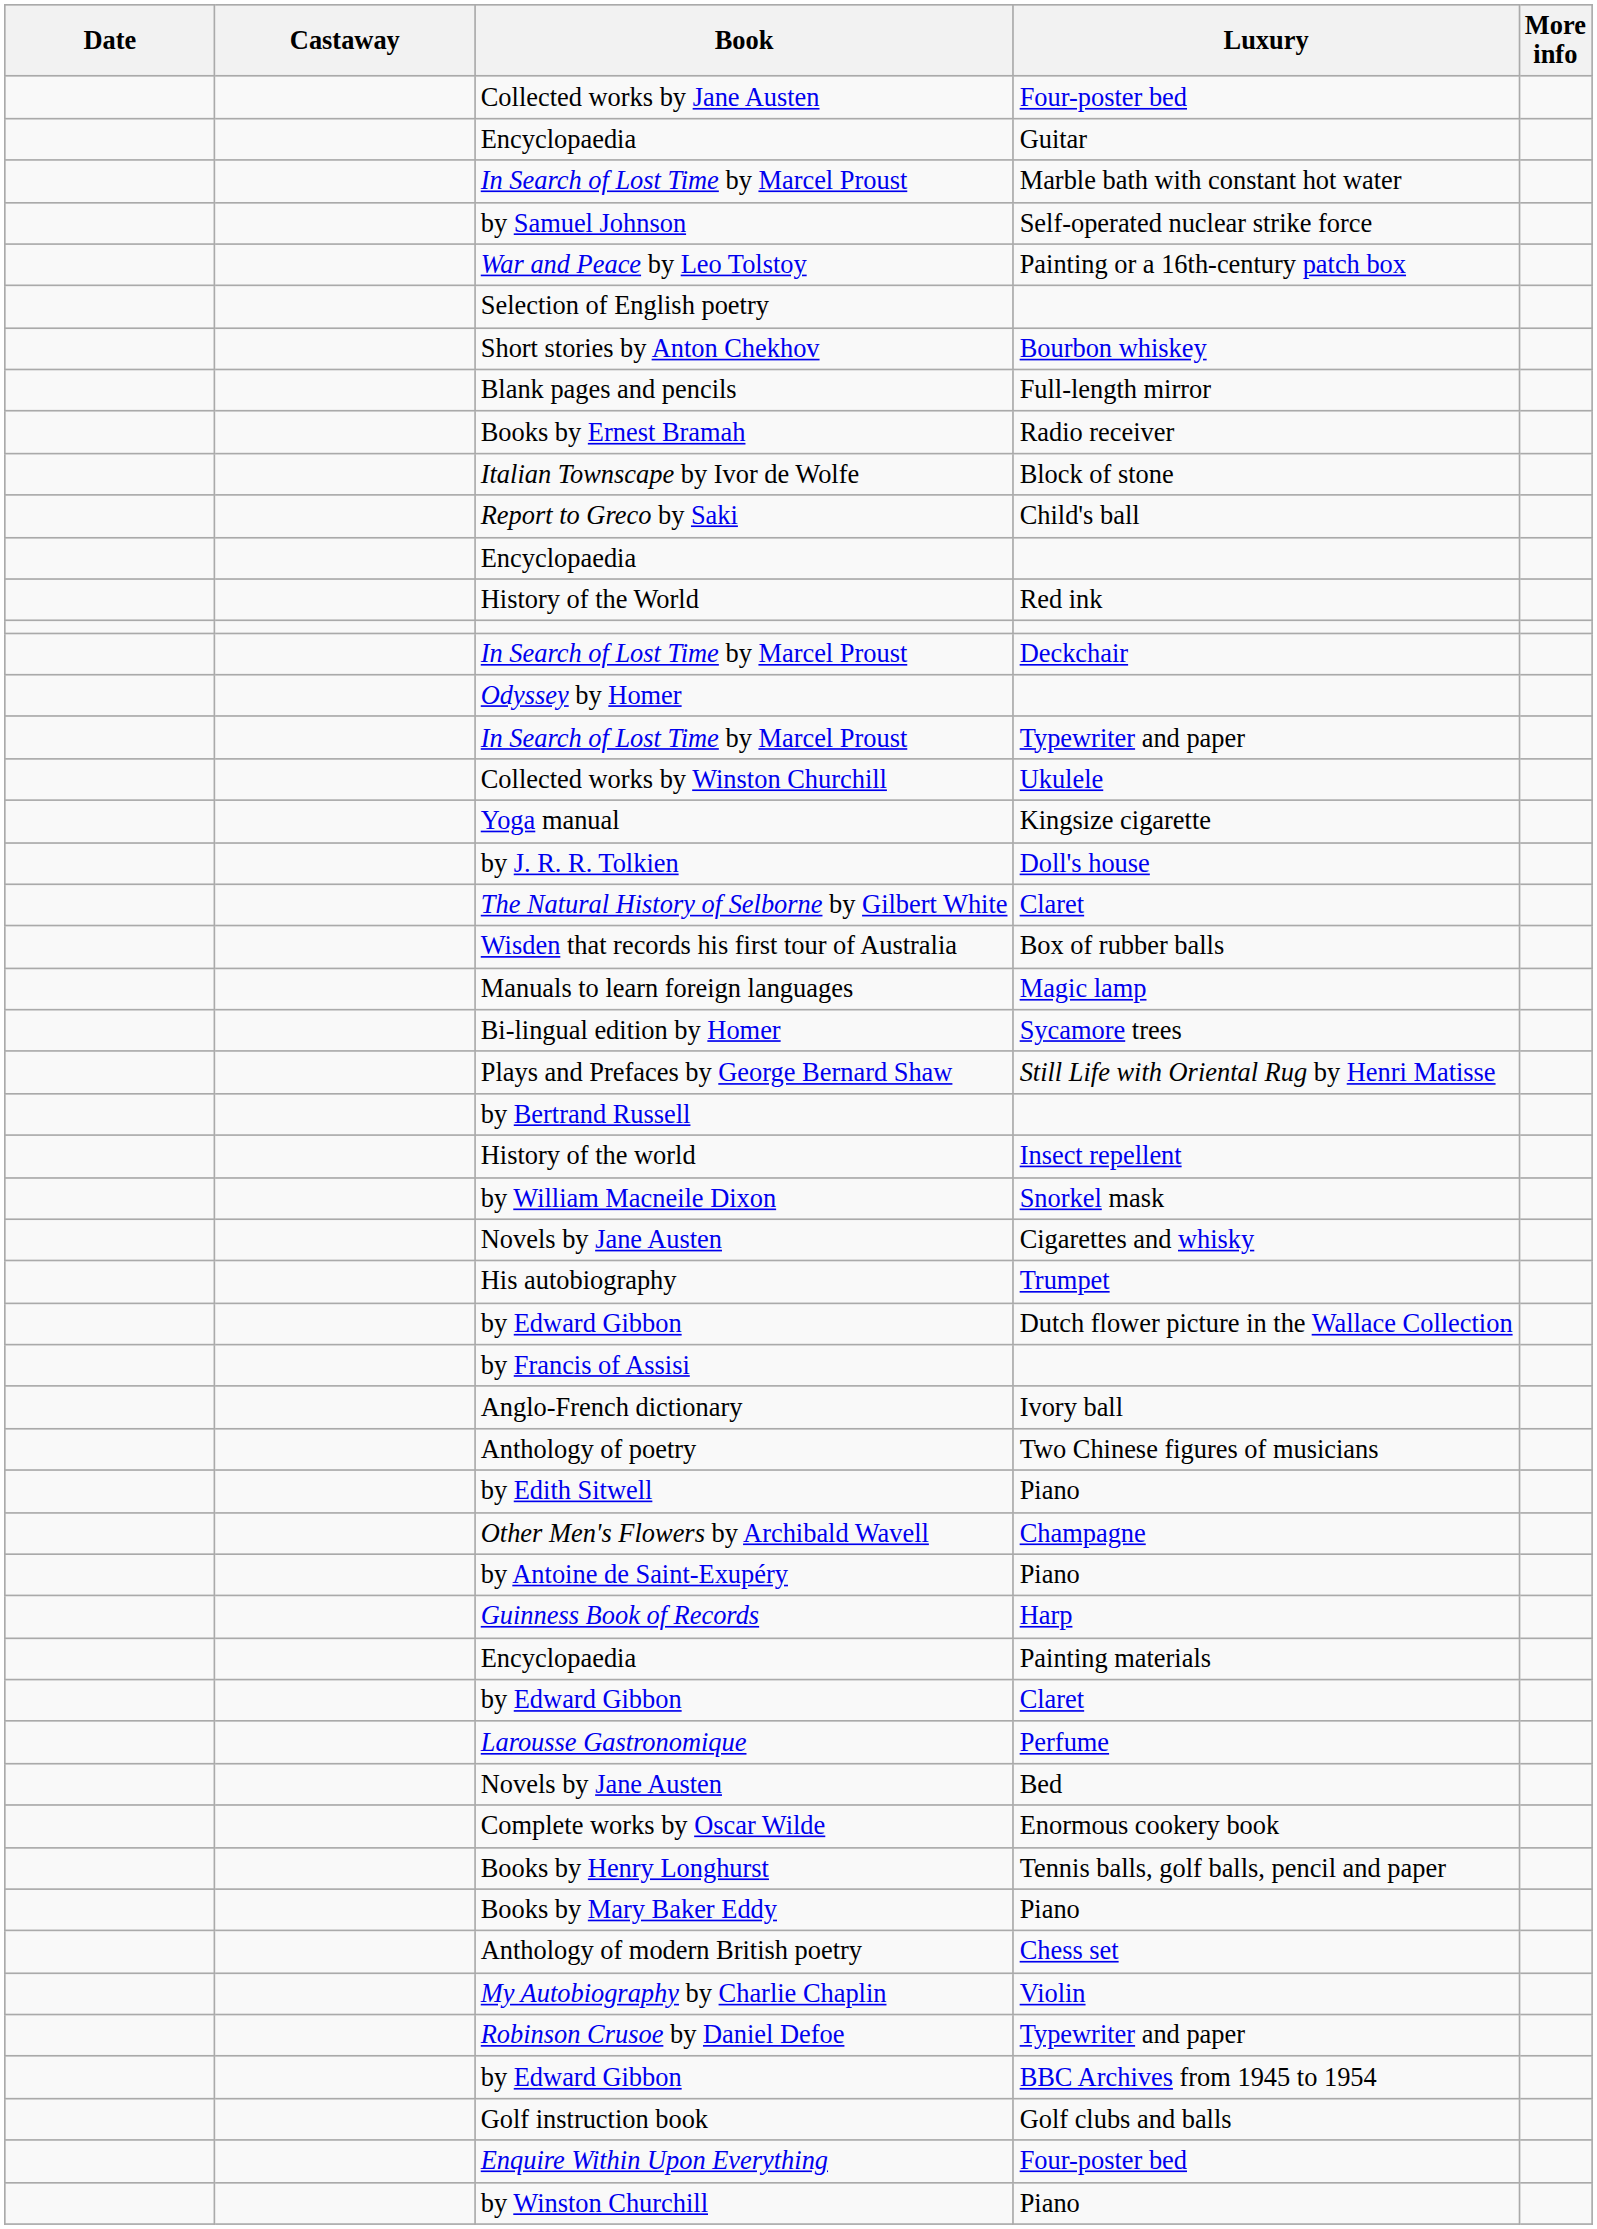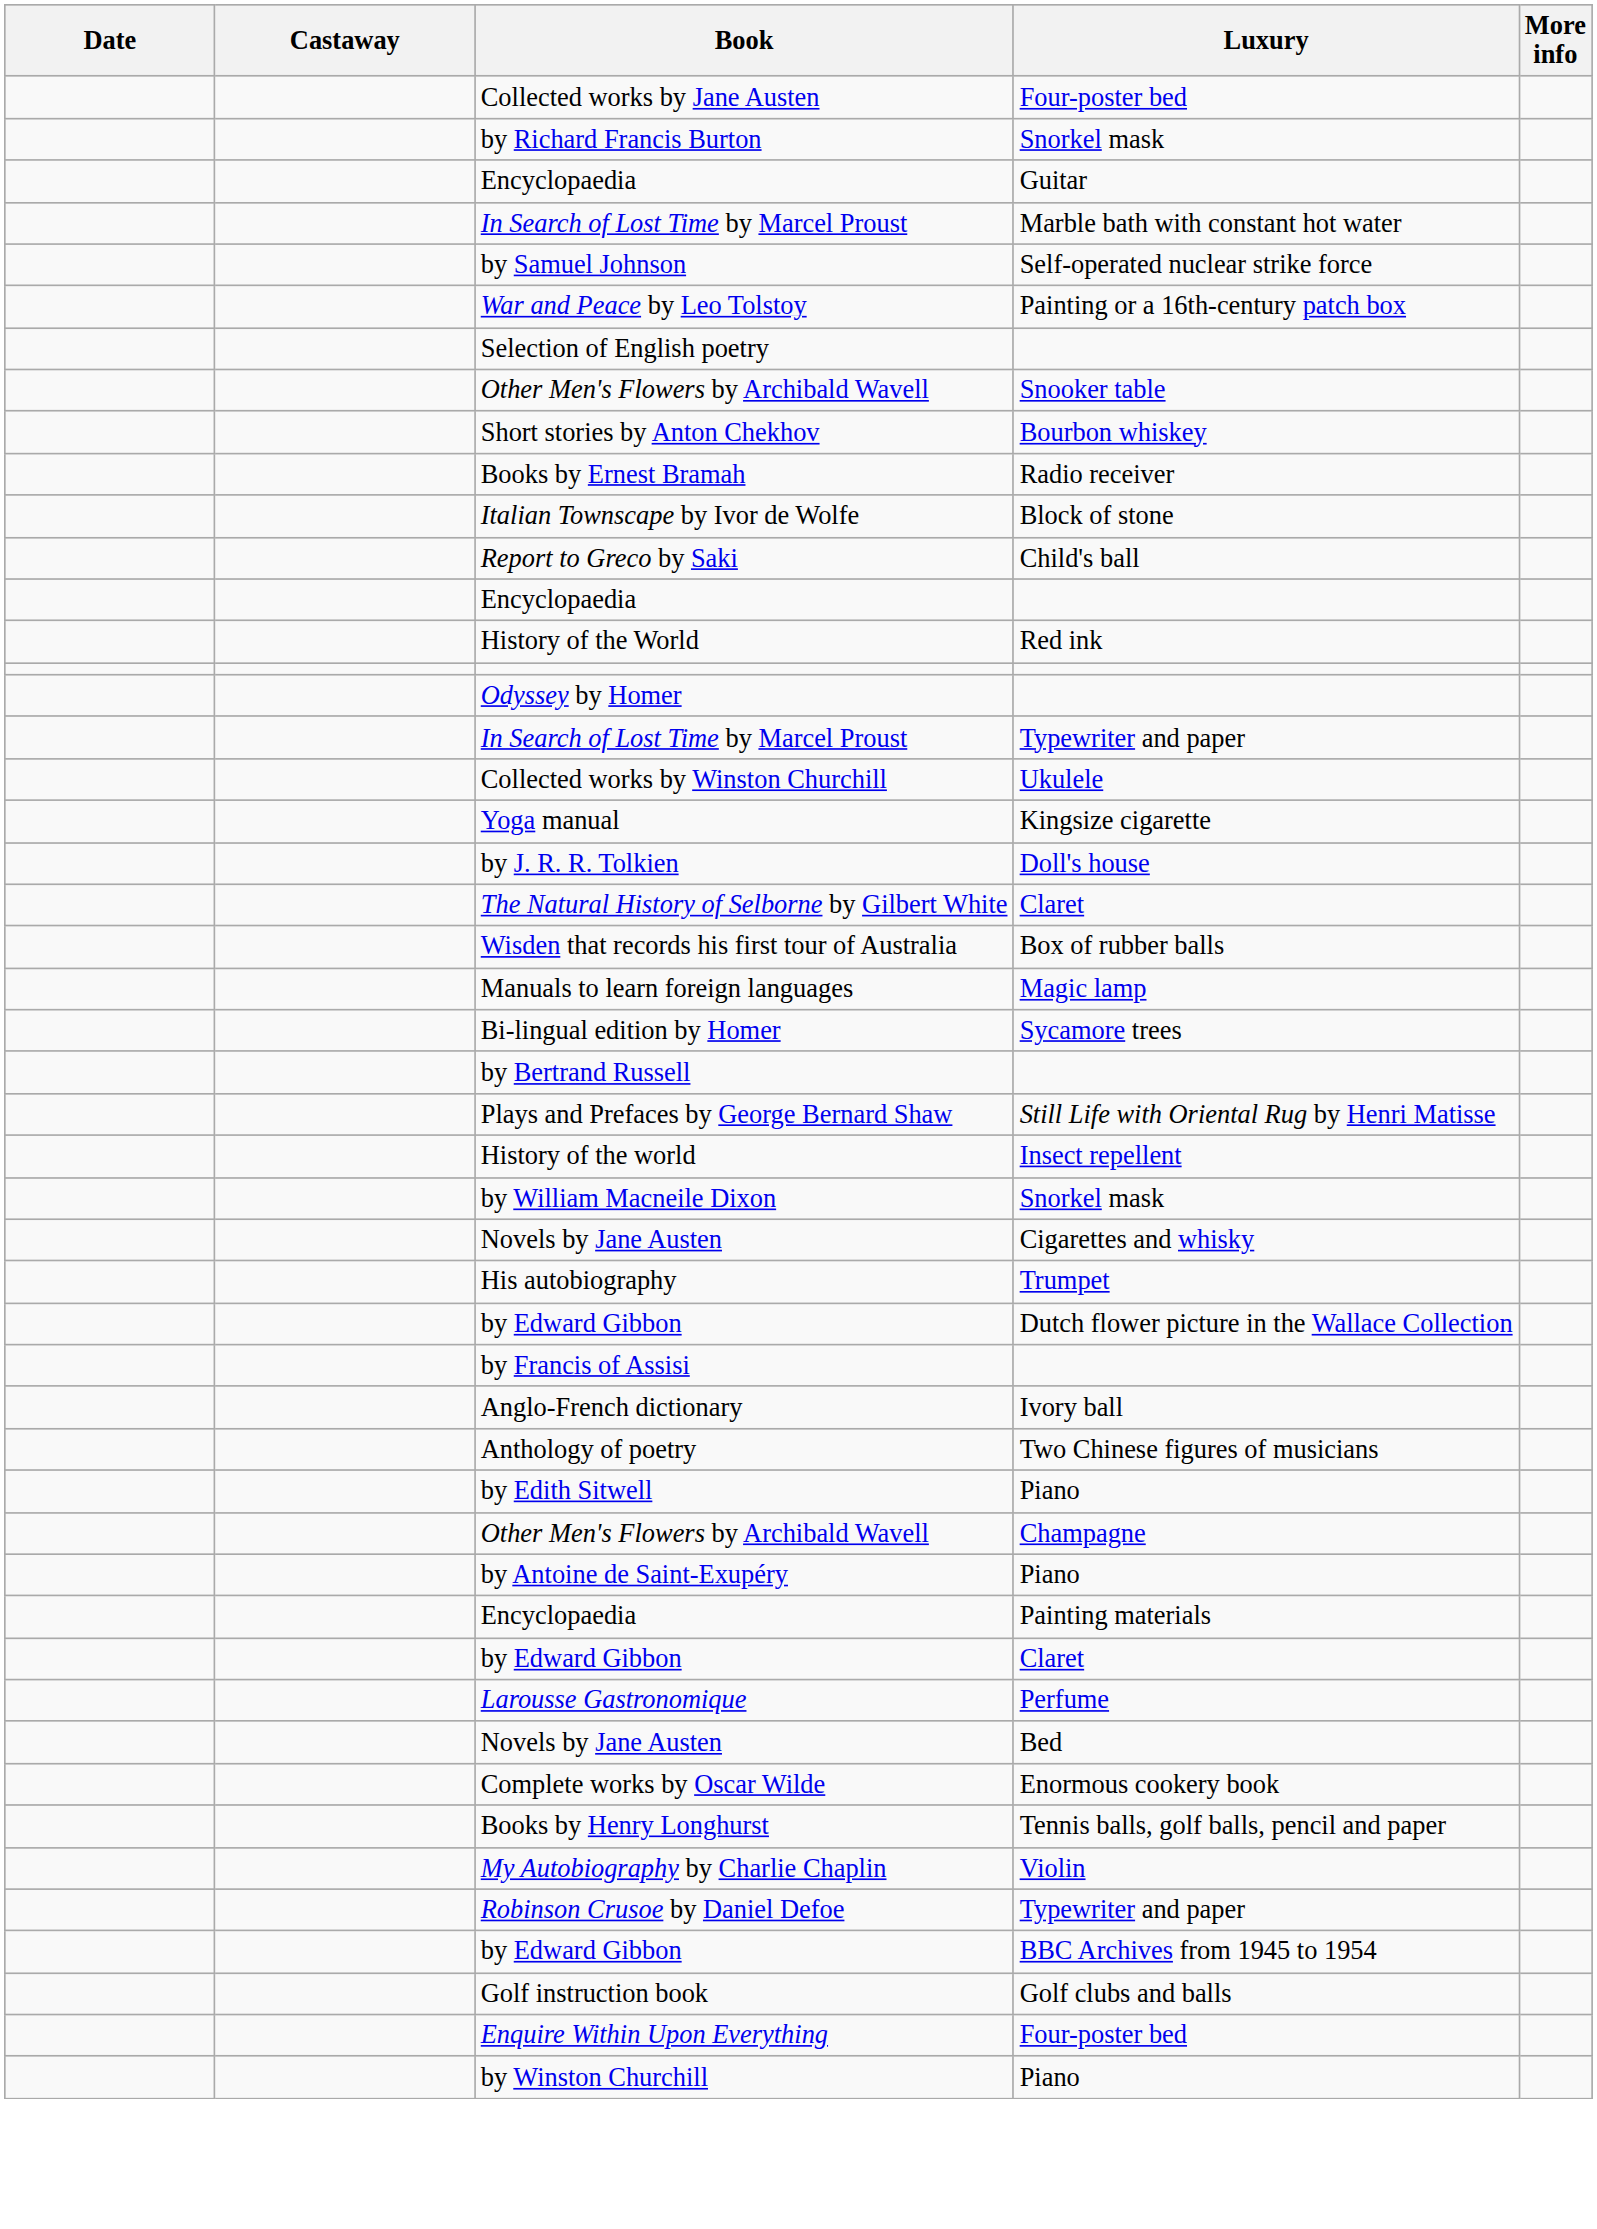+ row: (621, 138)
+ row: (705, 390)
- row: (609, 390)
- row: (694, 653)
rows swapped: (586, 1114) <-> (717, 1072)
- row: (620, 1616)
- row: (629, 1909)
- row: (671, 1951)
